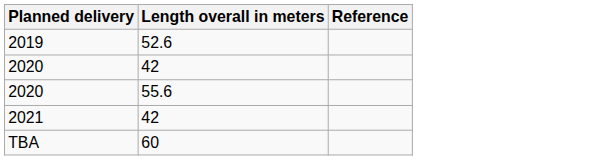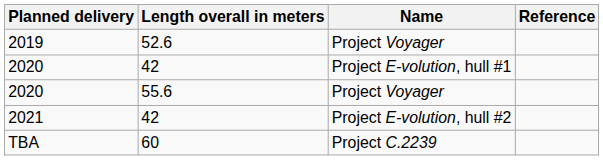+ column: (422, 17)
